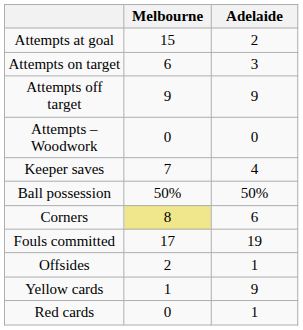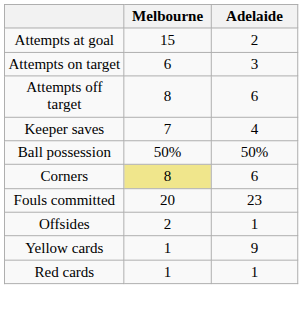(168, 96) 9 -> (168, 96) 8
(254, 96) 9 -> (254, 96) 6
- row: (64, 137)
(168, 241) 17 -> (168, 200) 20
(254, 241) 19 -> (254, 200) 23
(168, 312) 0 -> (168, 271) 1
